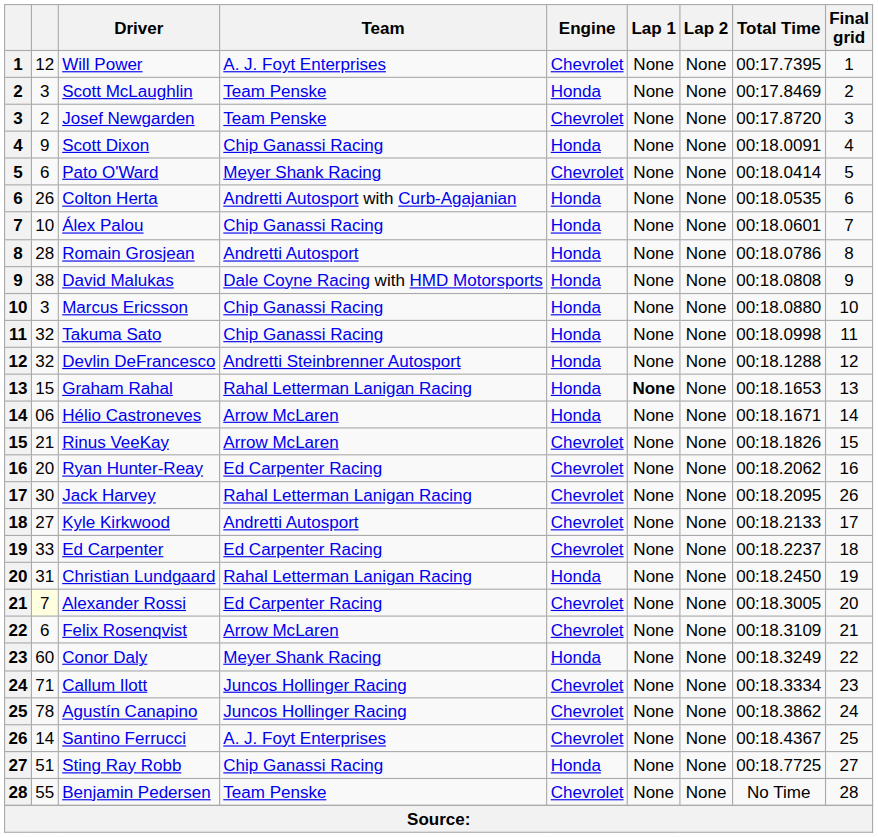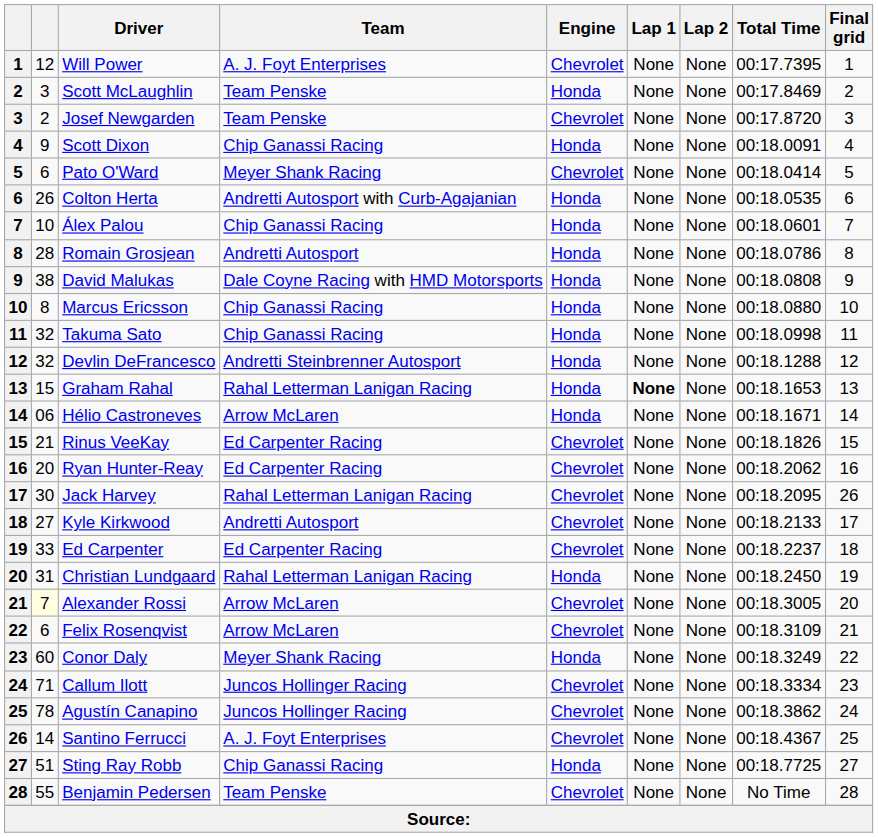(45, 307) 3 -> (45, 307) 8
(281, 442) Arrow McLaren -> (303, 442) Ed Carpenter Racing
(303, 603) Ed Carpenter Racing -> (281, 603) Arrow McLaren
